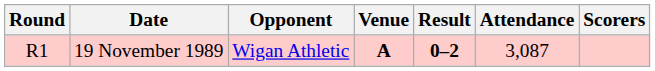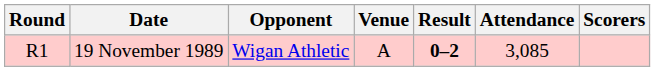(384, 50) bold -> (384, 50) normal
(527, 50) 3,087 -> (527, 50) 3,085
